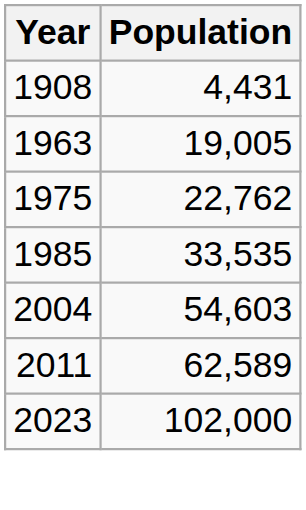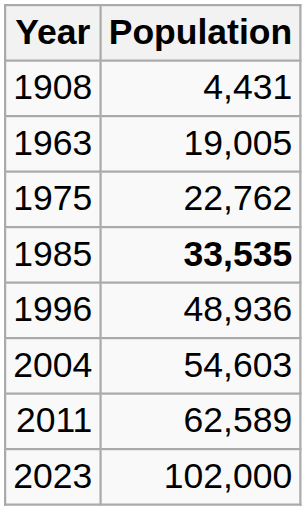(238, 254) normal -> (238, 254) bold
+ row: (53, 309)
